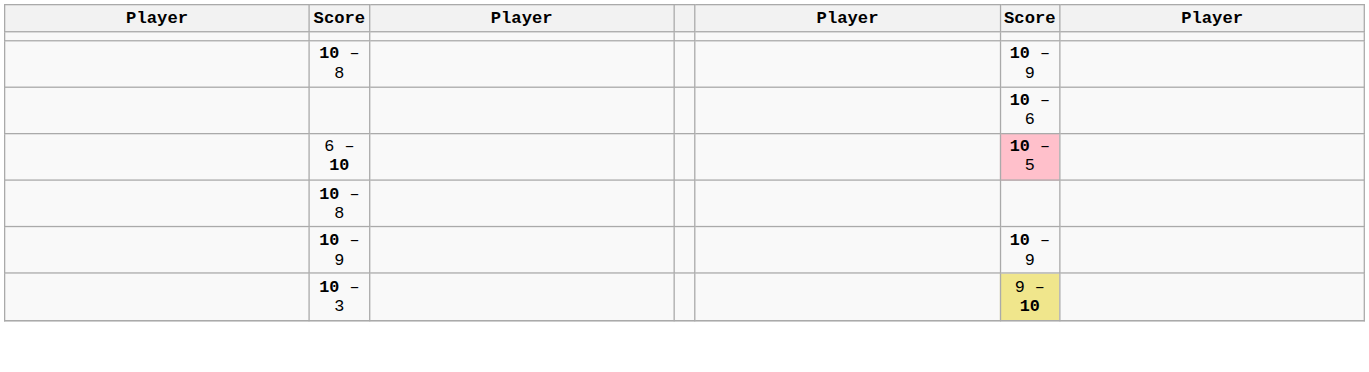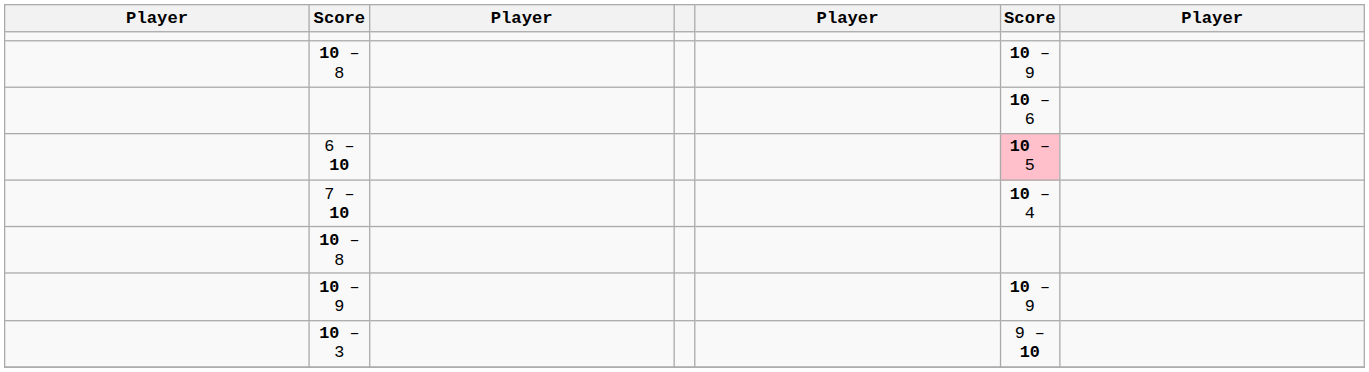+ row: (157, 204)
(1030, 297) khaki background -> (1030, 344) no background
